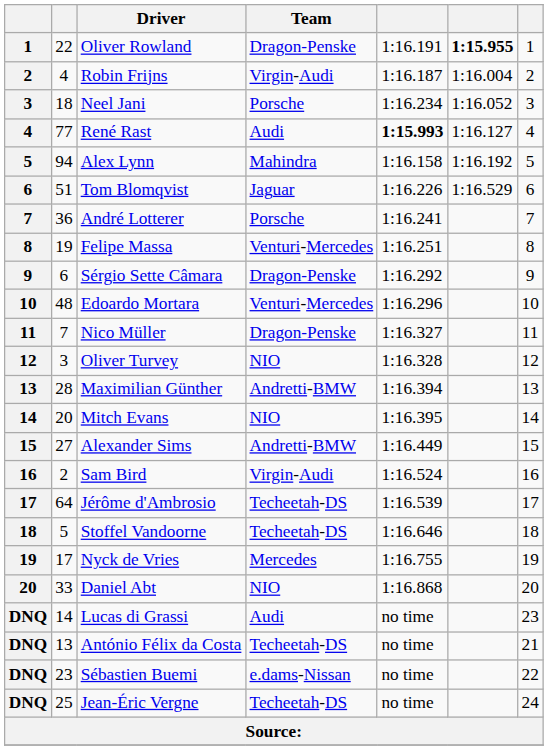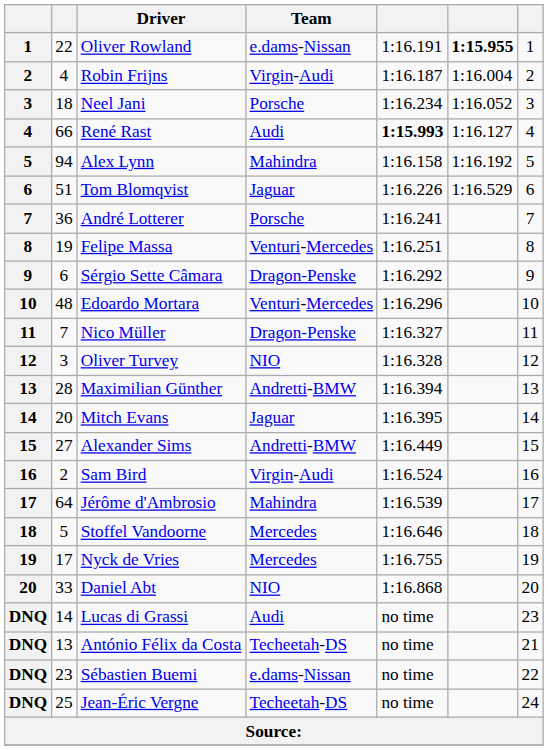(303, 46) Dragon-Penske -> (300, 46) e.dams-Nissan
(64, 132) 77 -> (64, 132) 66
(265, 417) NIO -> (272, 417) Jaguar
(298, 502) Techeetah-DS -> (283, 502) Mahindra
(298, 531) Techeetah-DS -> (283, 531) Mercedes
